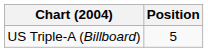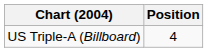(173, 36) 5 -> (173, 36) 4
